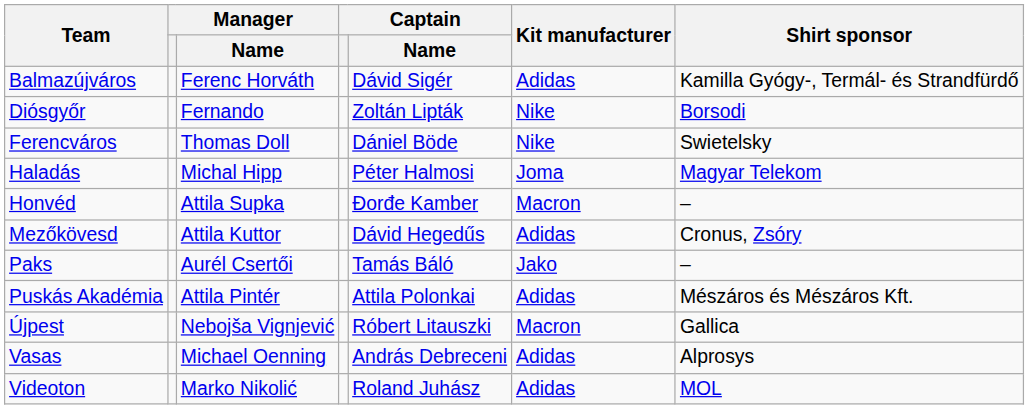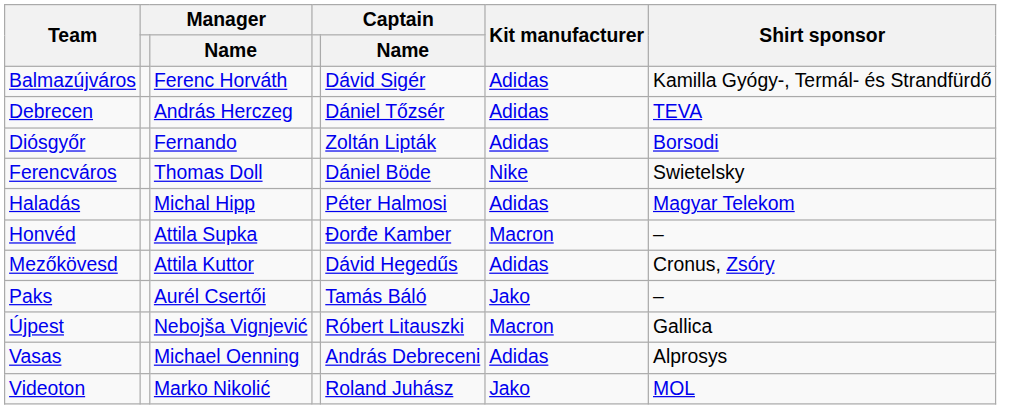+ row: (51, 111)
(535, 111) Nike -> (519, 142) Adidas
(540, 173) Joma -> (519, 204) Adidas
- row: (86, 296)
(546, 388) Adidas -> (510, 388) Jako
